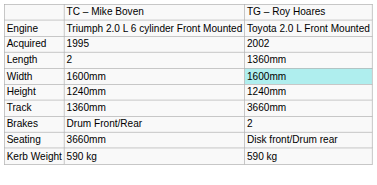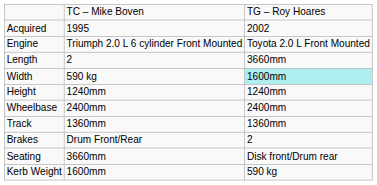rows swapped: (27, 44) <-> (22, 28)
(267, 60) 1360mm -> (267, 60) 3660mm
(86, 76) 1600mm -> (82, 76) 590 kg
+ row: (32, 108)
(267, 108) 3660mm -> (267, 124) 1360mm
(82, 156) 590 kg -> (86, 172) 1600mm
